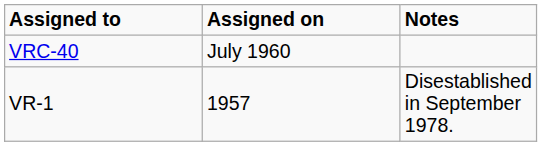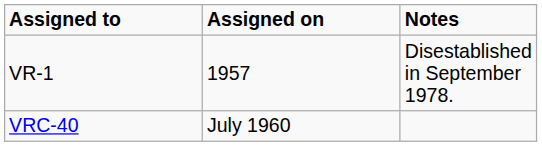rows swapped: (31, 103) <-> (44, 50)
